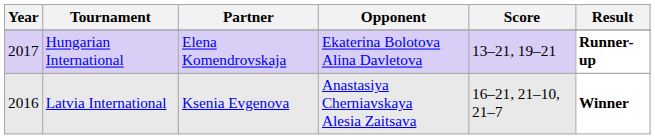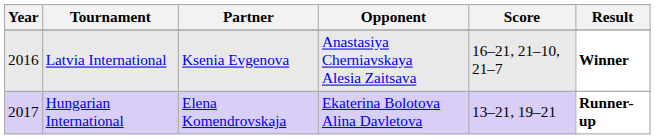rows swapped: (85, 51) <-> (106, 103)
